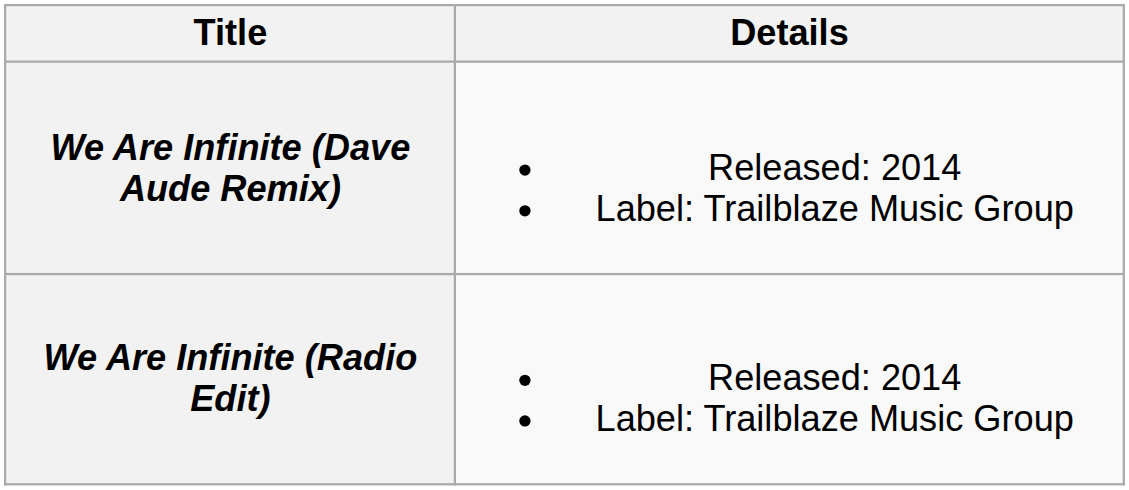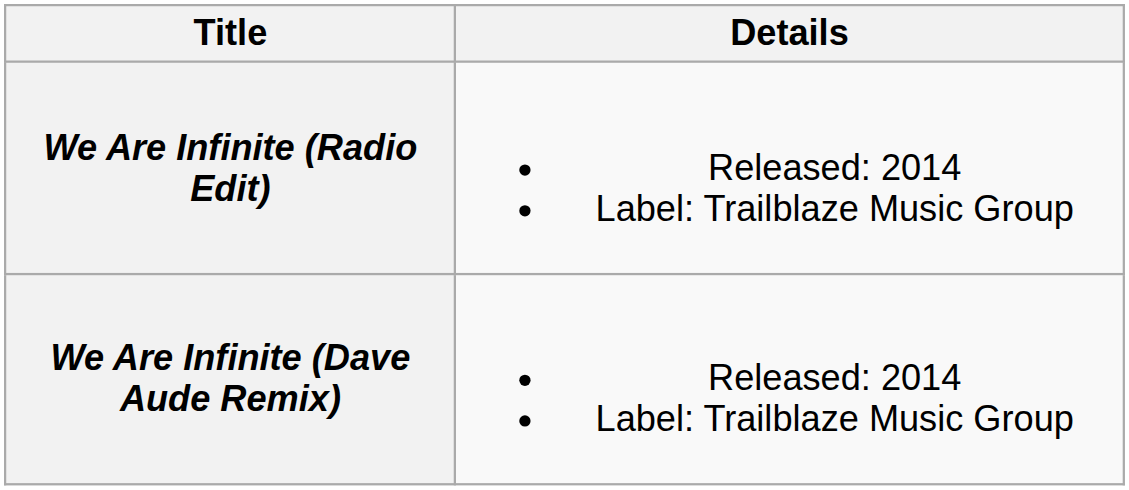rows swapped: (230, 378) <-> (230, 167)
